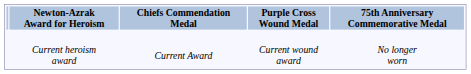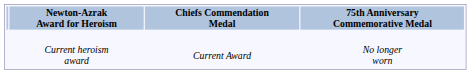- column: (289, 18)
